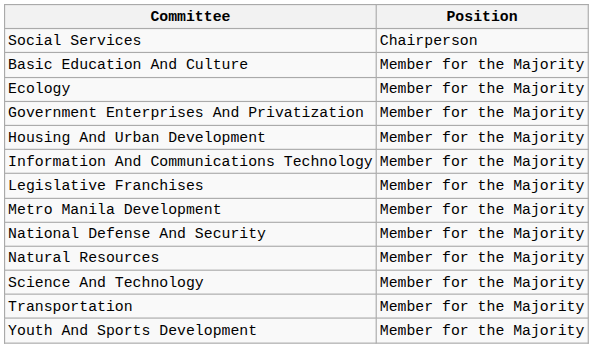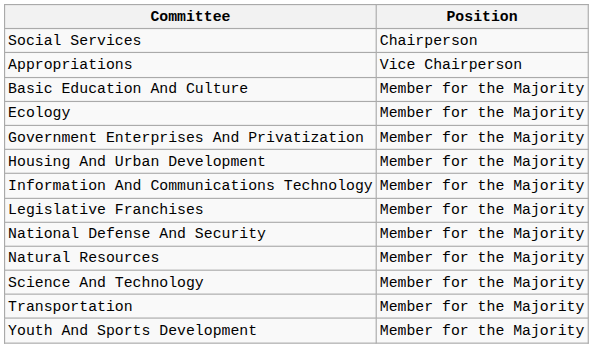+ row: (70, 65)
- row: (115, 210)
